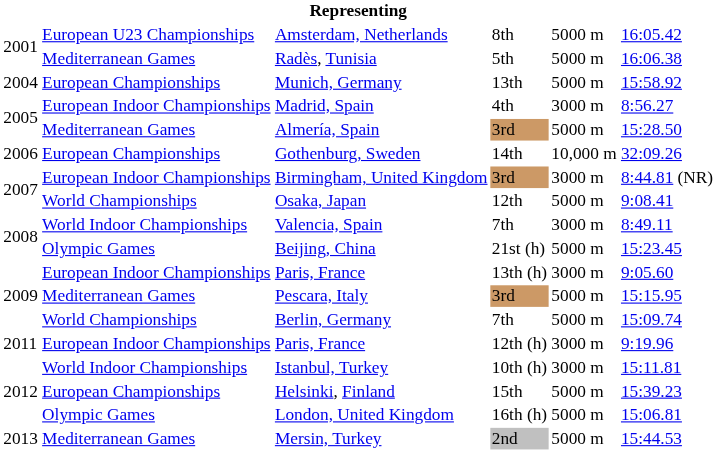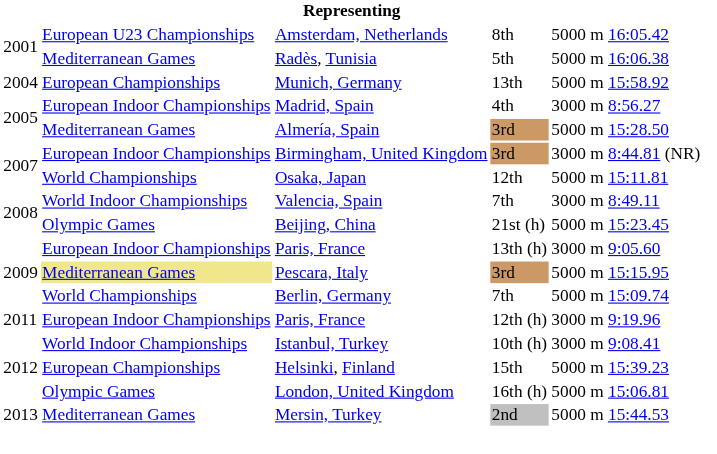- row: (348, 153)
(647, 201) 9:08.41 -> (638, 177) 15:11.81
(119, 296) no background -> (119, 272) khaki background
(651, 367) 15:11.81 -> (634, 343) 9:08.41
